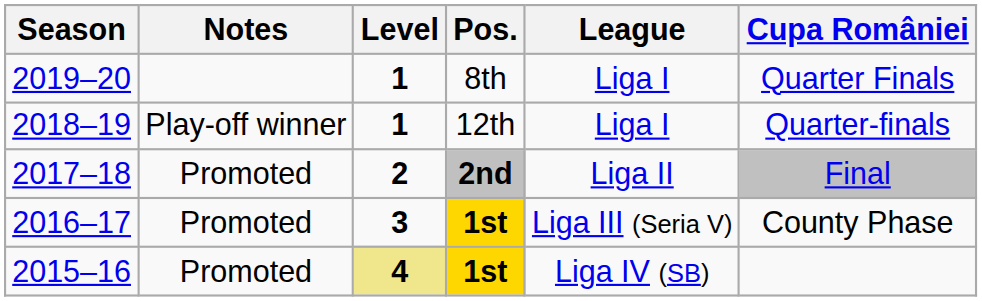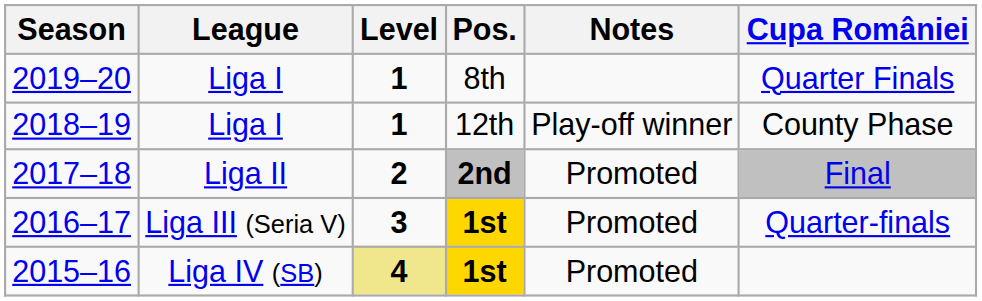columns swapped: (632, 30) <-> (246, 30)
(858, 126) Quarter-finals -> (858, 126) County Phase
(858, 222) County Phase -> (858, 222) Quarter-finals
